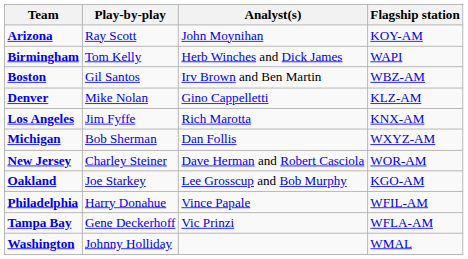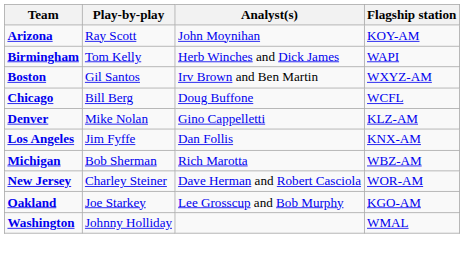(398, 77) WBZ-AM -> (399, 77) WXYZ-AM
+ row: (30, 98)
(216, 118) Rich Marotta -> (206, 139) Dan Follis
(209, 139) Dan Follis -> (213, 160) Rich Marotta
(403, 139) WXYZ-AM -> (394, 160) WBZ-AM
- row: (43, 202)
- row: (39, 222)
